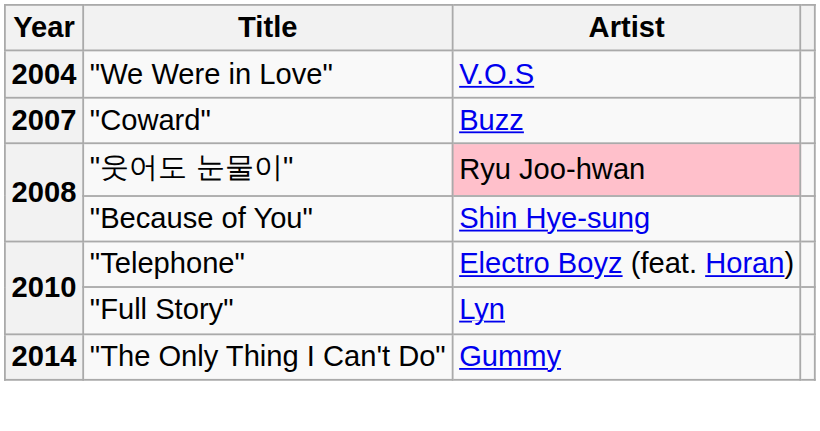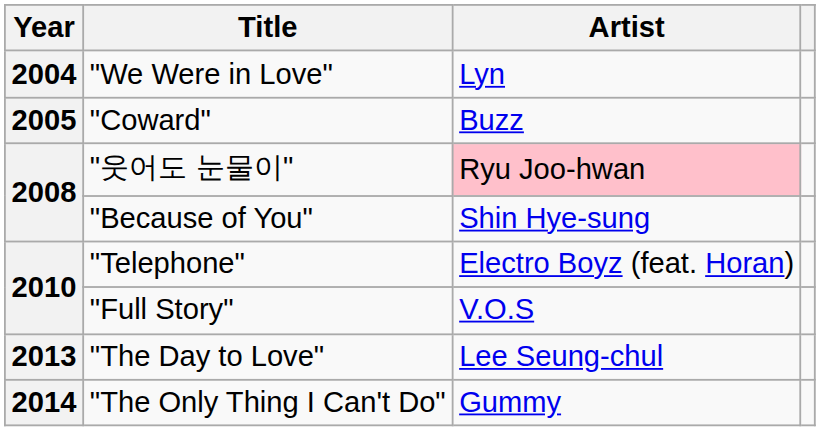(497, 73) V.O.S -> (482, 73) Lyn
(44, 119) 2007 -> (44, 119) 2005
(482, 310) Lyn -> (497, 310) V.O.S
+ row: (207, 356)
